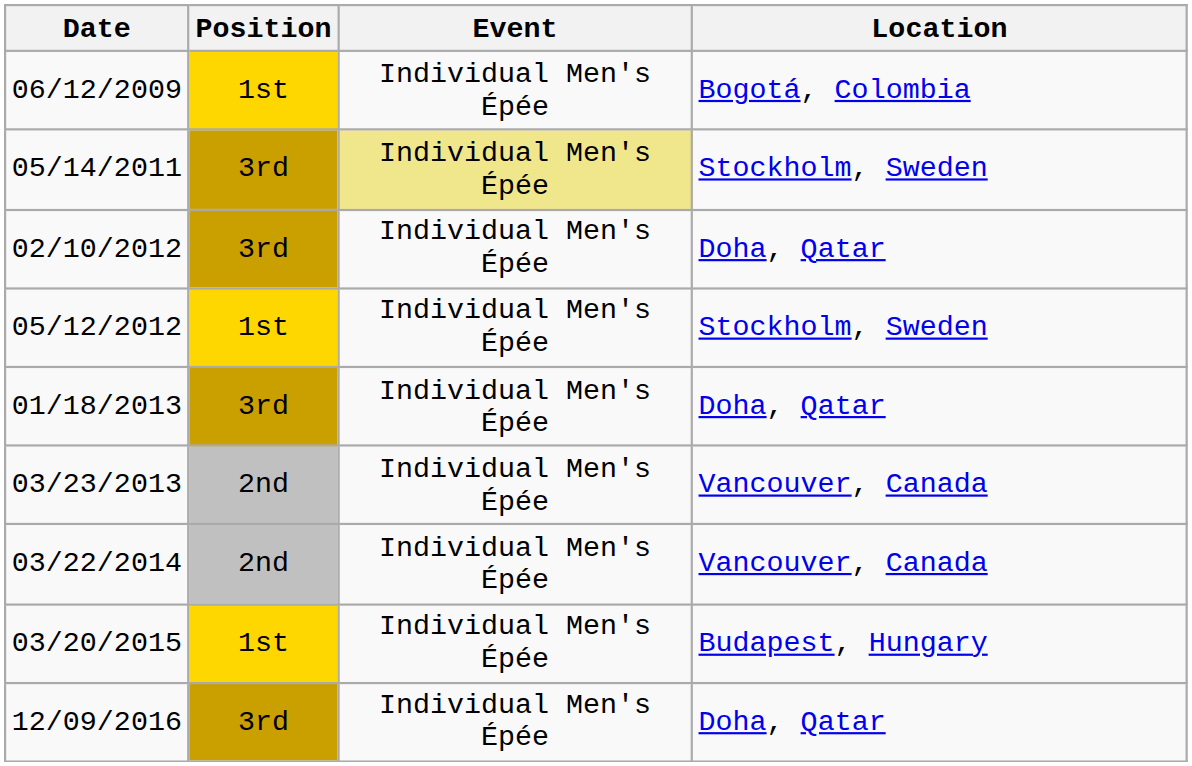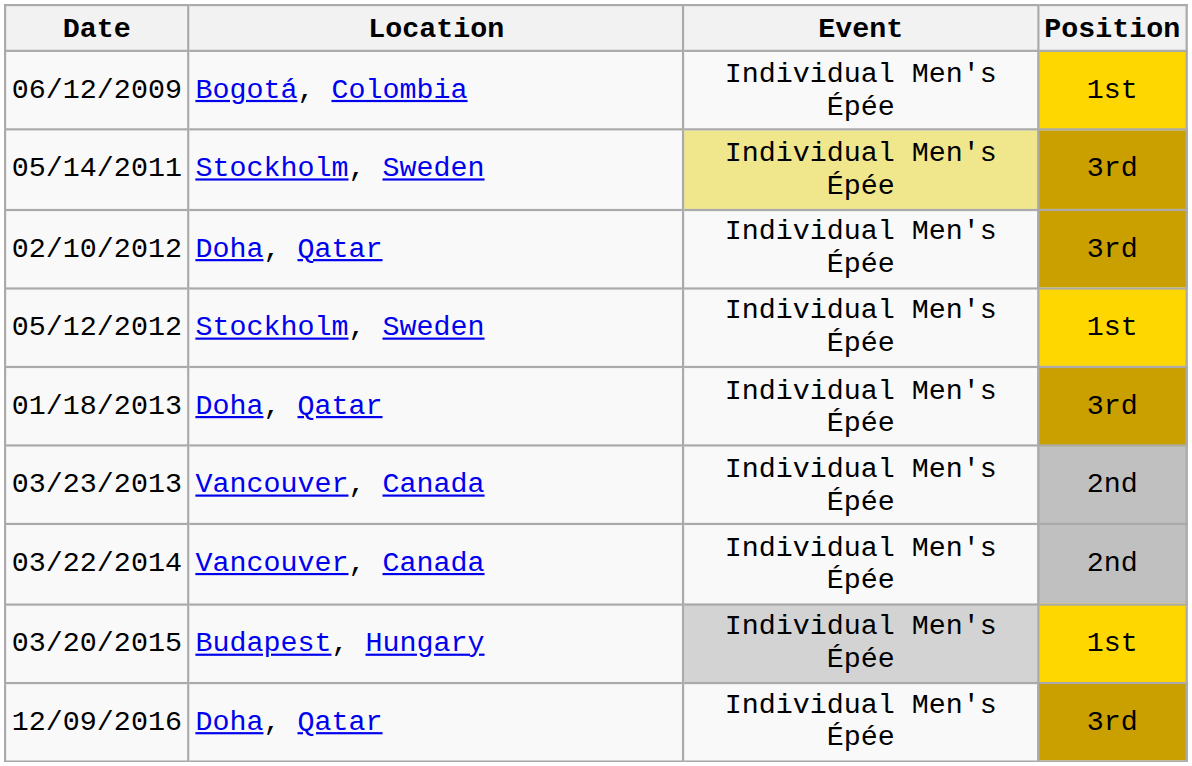columns swapped: (939, 28) <-> (263, 28)
(515, 643) no background -> (861, 643) lightgrey background
